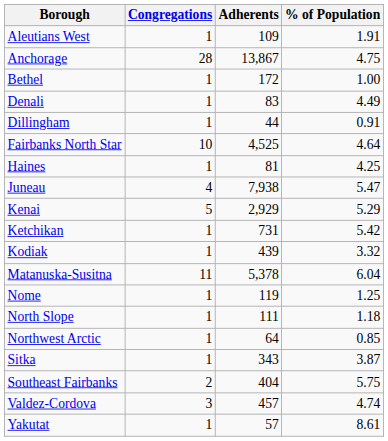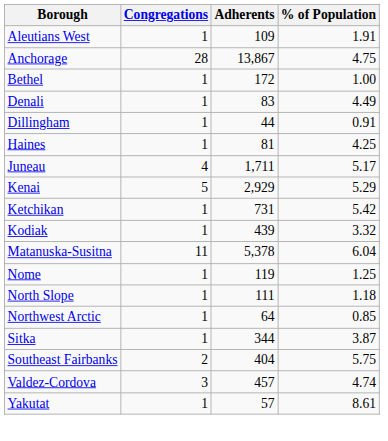- row: (65, 144)
(263, 187) 7,938 -> (260, 166) 1,711
(368, 187) 5.47 -> (364, 166) 5.17
(269, 360) 343 -> (264, 338) 344
